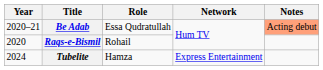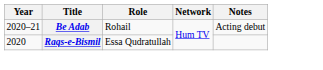(138, 27) Essa Qudratullah -> (118, 27) Rohail
(292, 27) lightsalmon background -> (240, 27) no background
(118, 42) Rohail -> (138, 42) Essa Qudratullah
- row: (73, 57)
